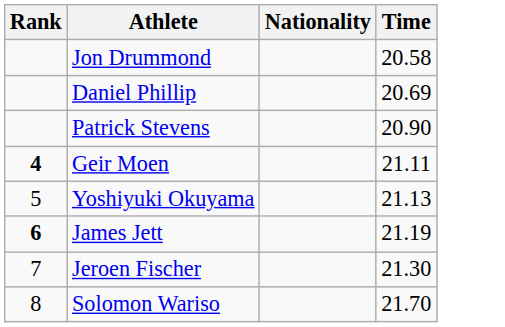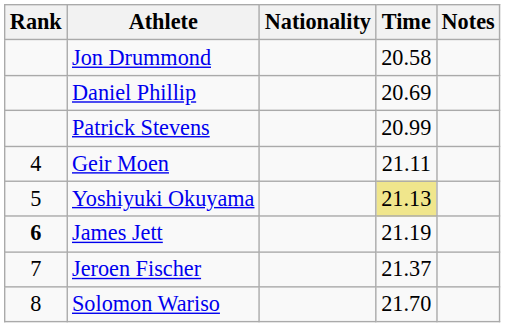+ column: (468, 22)
(406, 127) 20.90 -> (406, 127) 20.99
(36, 163) bold -> (36, 163) normal
(406, 198) no background -> (406, 198) khaki background
(406, 269) 21.30 -> (406, 269) 21.37
